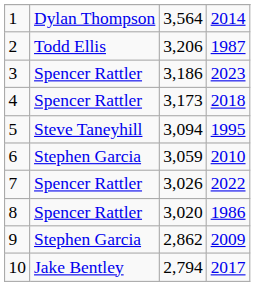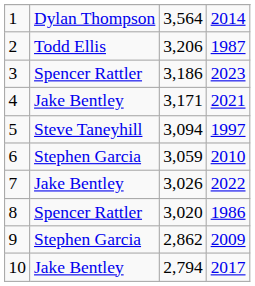(88, 101) Spencer Rattler -> (79, 101) Jake Bentley
(183, 101) 3,173 -> (183, 101) 3,171
(228, 101) 2018 -> (228, 101) 2021
(228, 128) 1995 -> (228, 128) 1997
(88, 184) Spencer Rattler -> (79, 184) Jake Bentley
